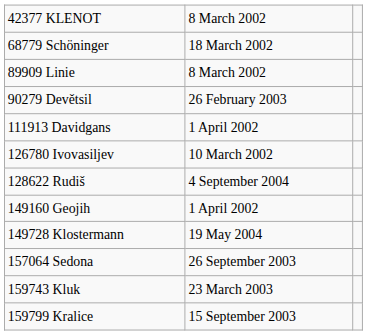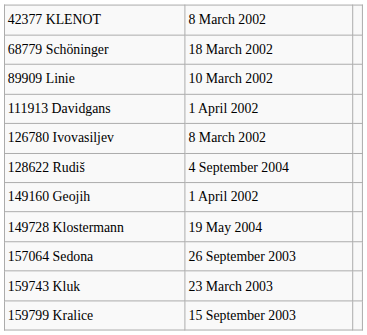(227, 72) 8 March 2002 -> (231, 79) 10 March 2002
- row: (50, 100)
(231, 154) 10 March 2002 -> (227, 138) 8 March 2002
